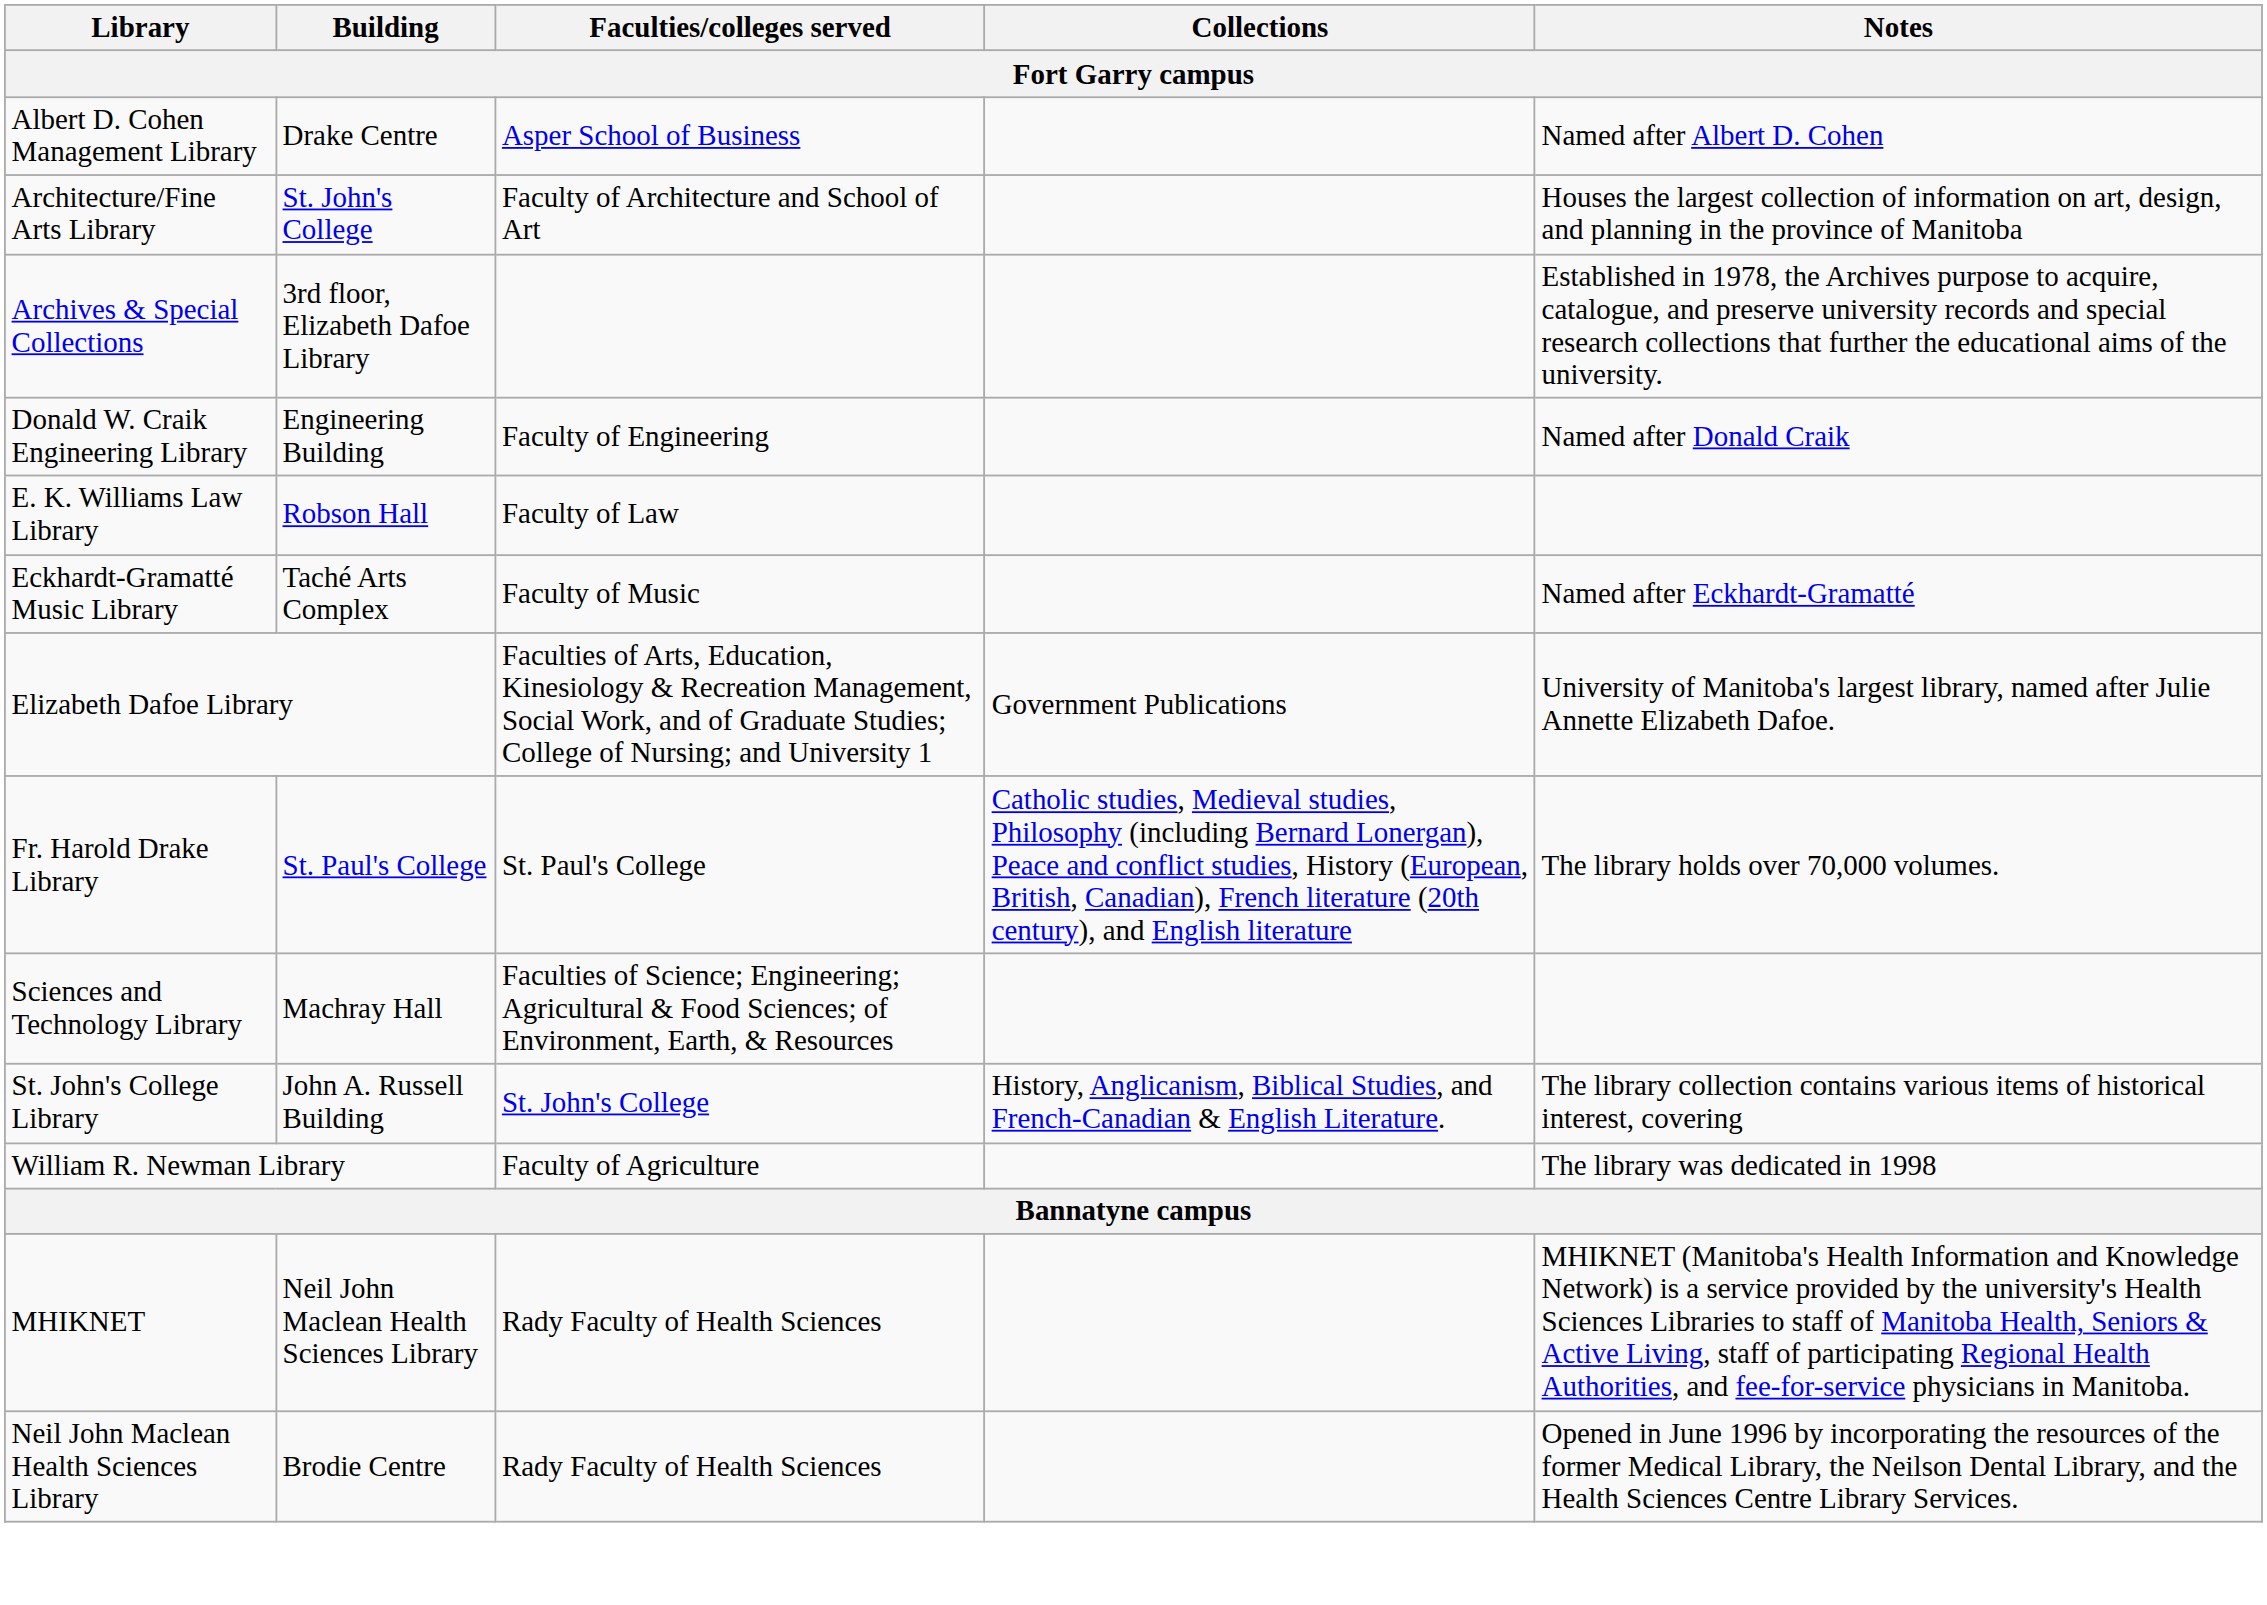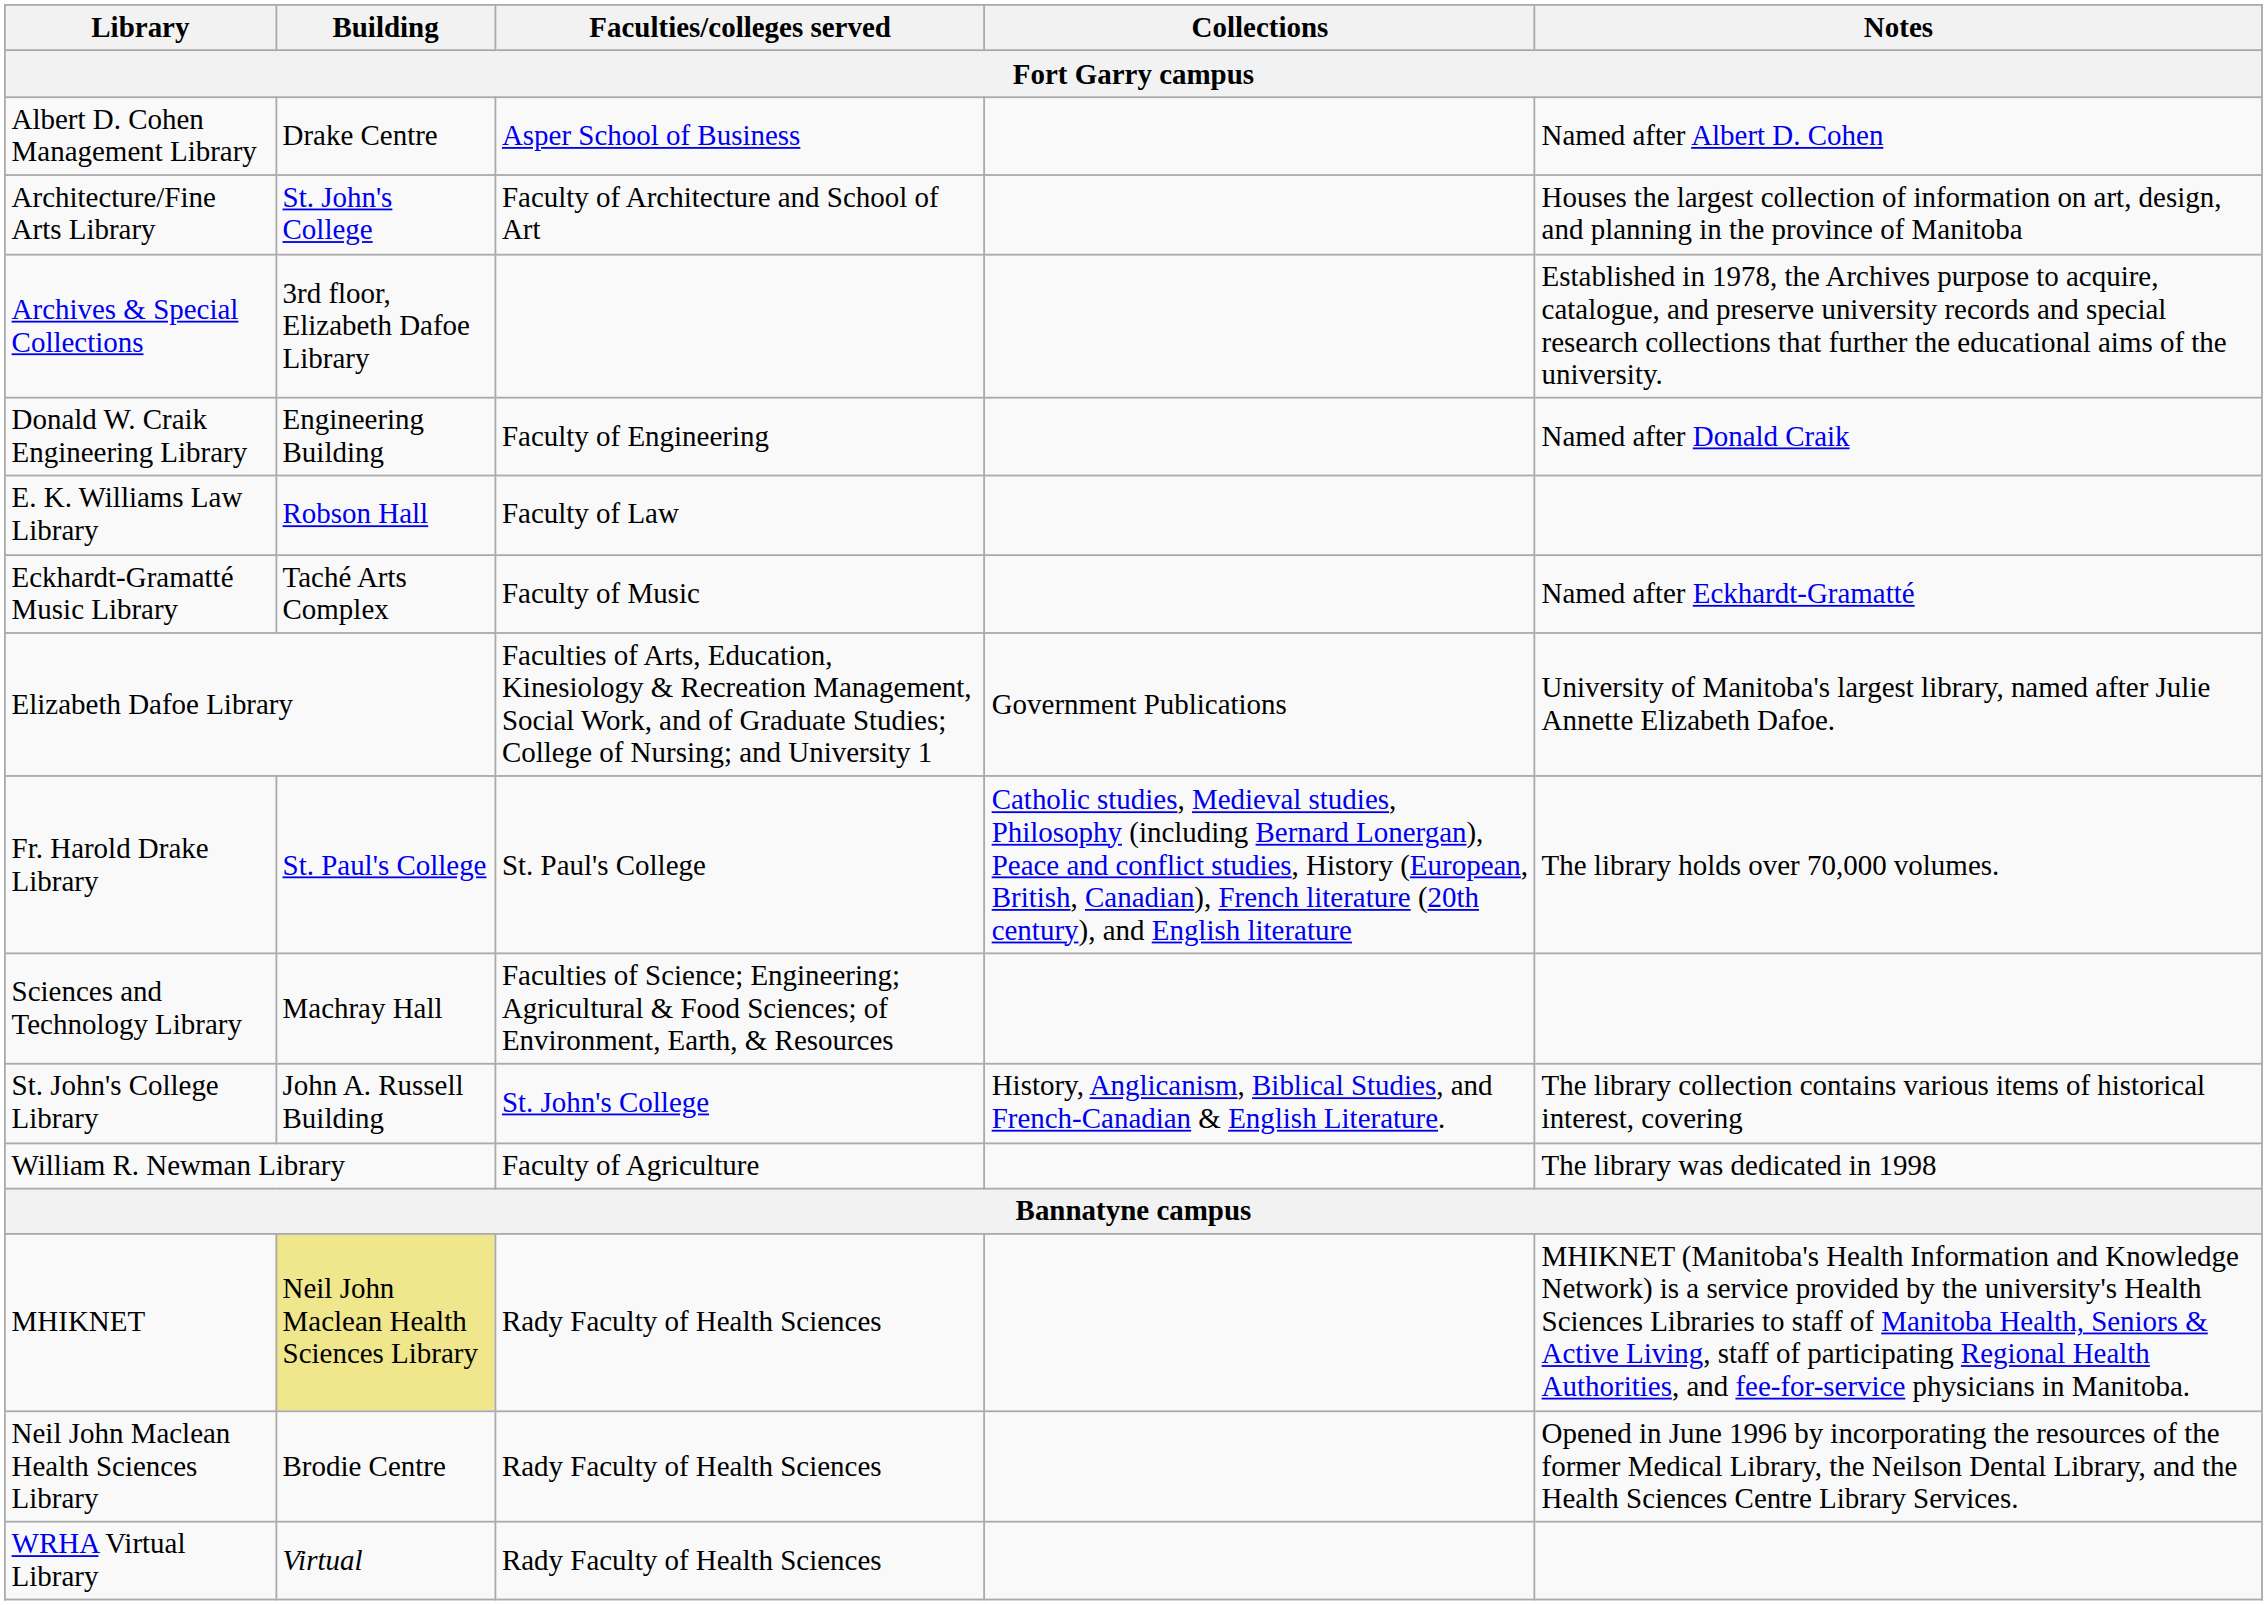(380, 1322) no background -> (380, 1322) khaki background
+ row: (99, 1560)
